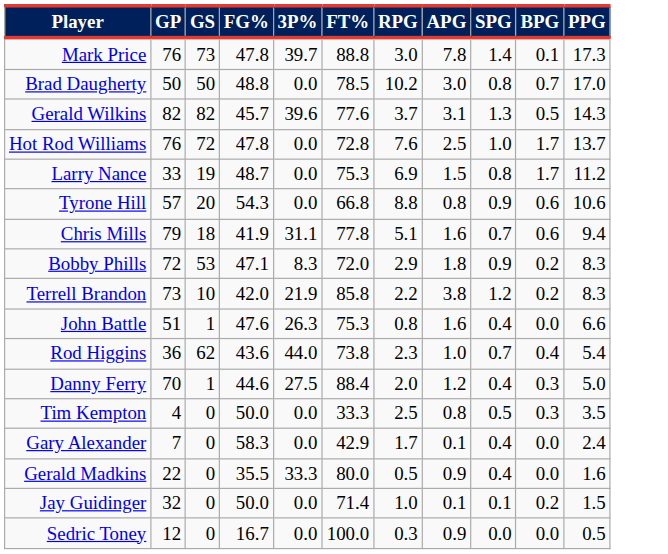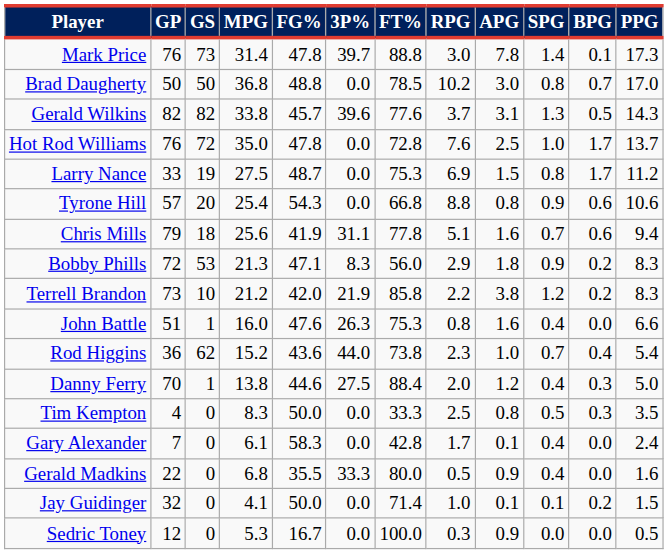+ column: (246, 21)
(353, 263) 72.0 -> (405, 263) 56.0
(353, 443) 42.9 -> (405, 443) 42.8
